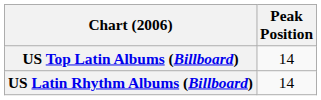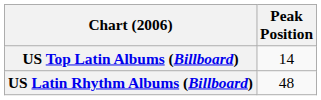(287, 82) 14 -> (287, 82) 48
